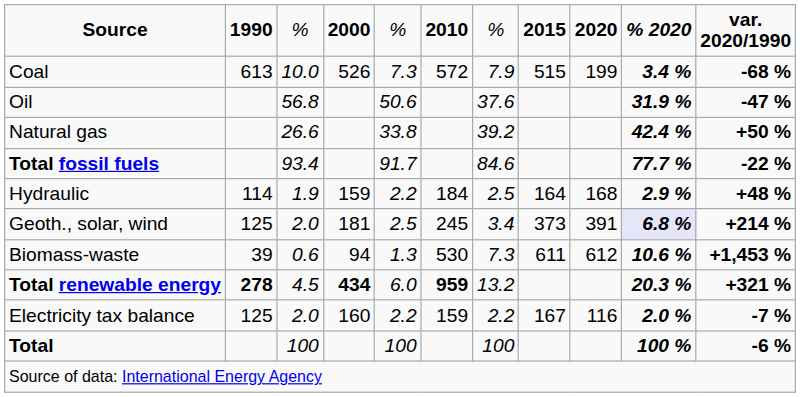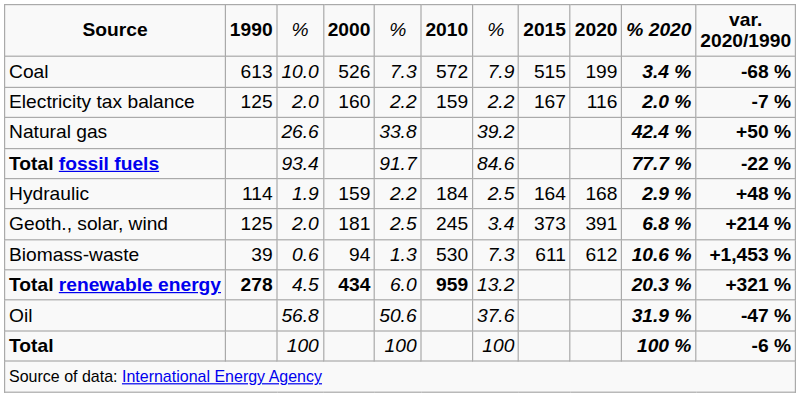rows swapped: (21, 102) <-> (102, 315)
(667, 224) lavender background -> (667, 224) no background
